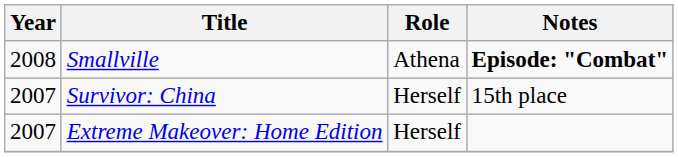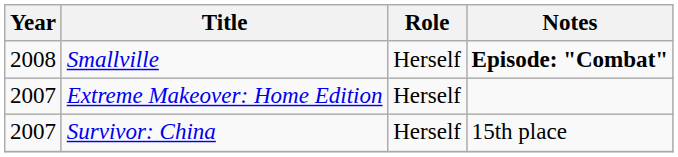(426, 59) Athena -> (427, 59) Herself
rows swapped: (225, 132) <-> (141, 95)
